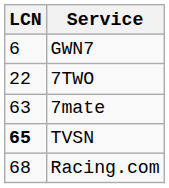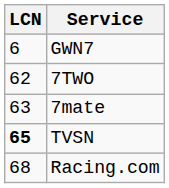(20, 79) 22 -> (20, 79) 62
